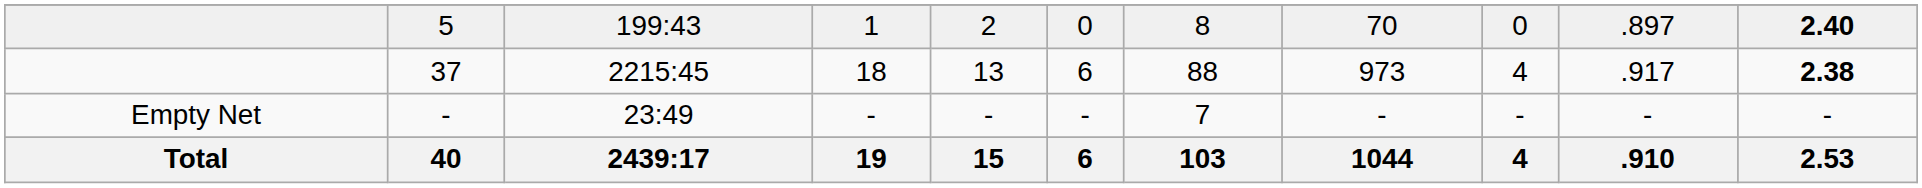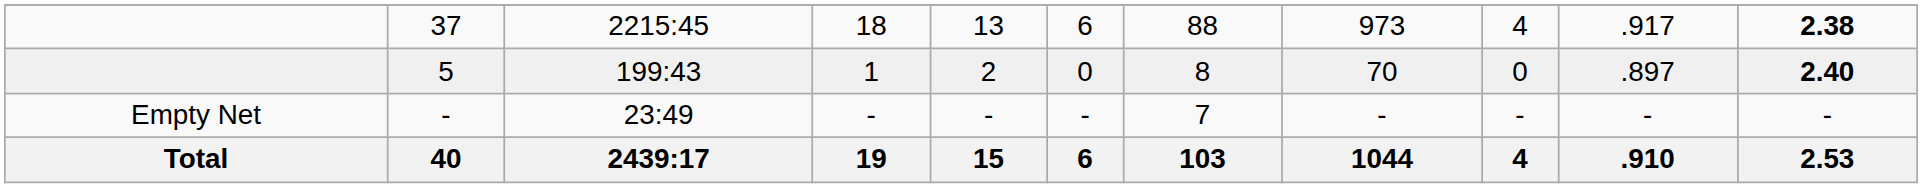rows swapped: (446, 70) <-> (446, 26)
